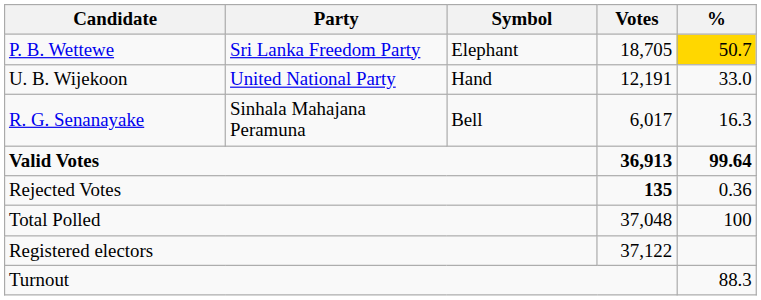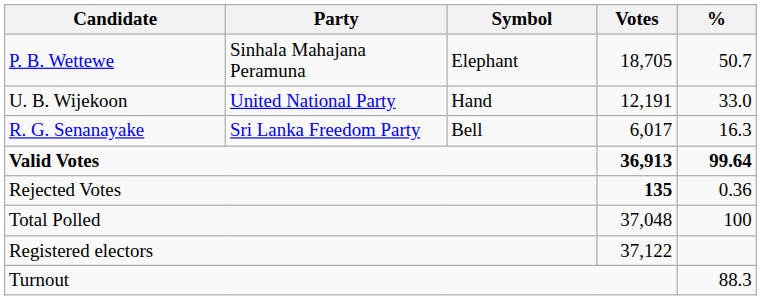(325, 49) Sri Lanka Freedom Party -> (298, 60) Sinhala Mahajana Peramuna
(735, 49) gold background -> (735, 60) no background
(298, 119) Sinhala Mahajana Peramuna -> (325, 130) Sri Lanka Freedom Party
